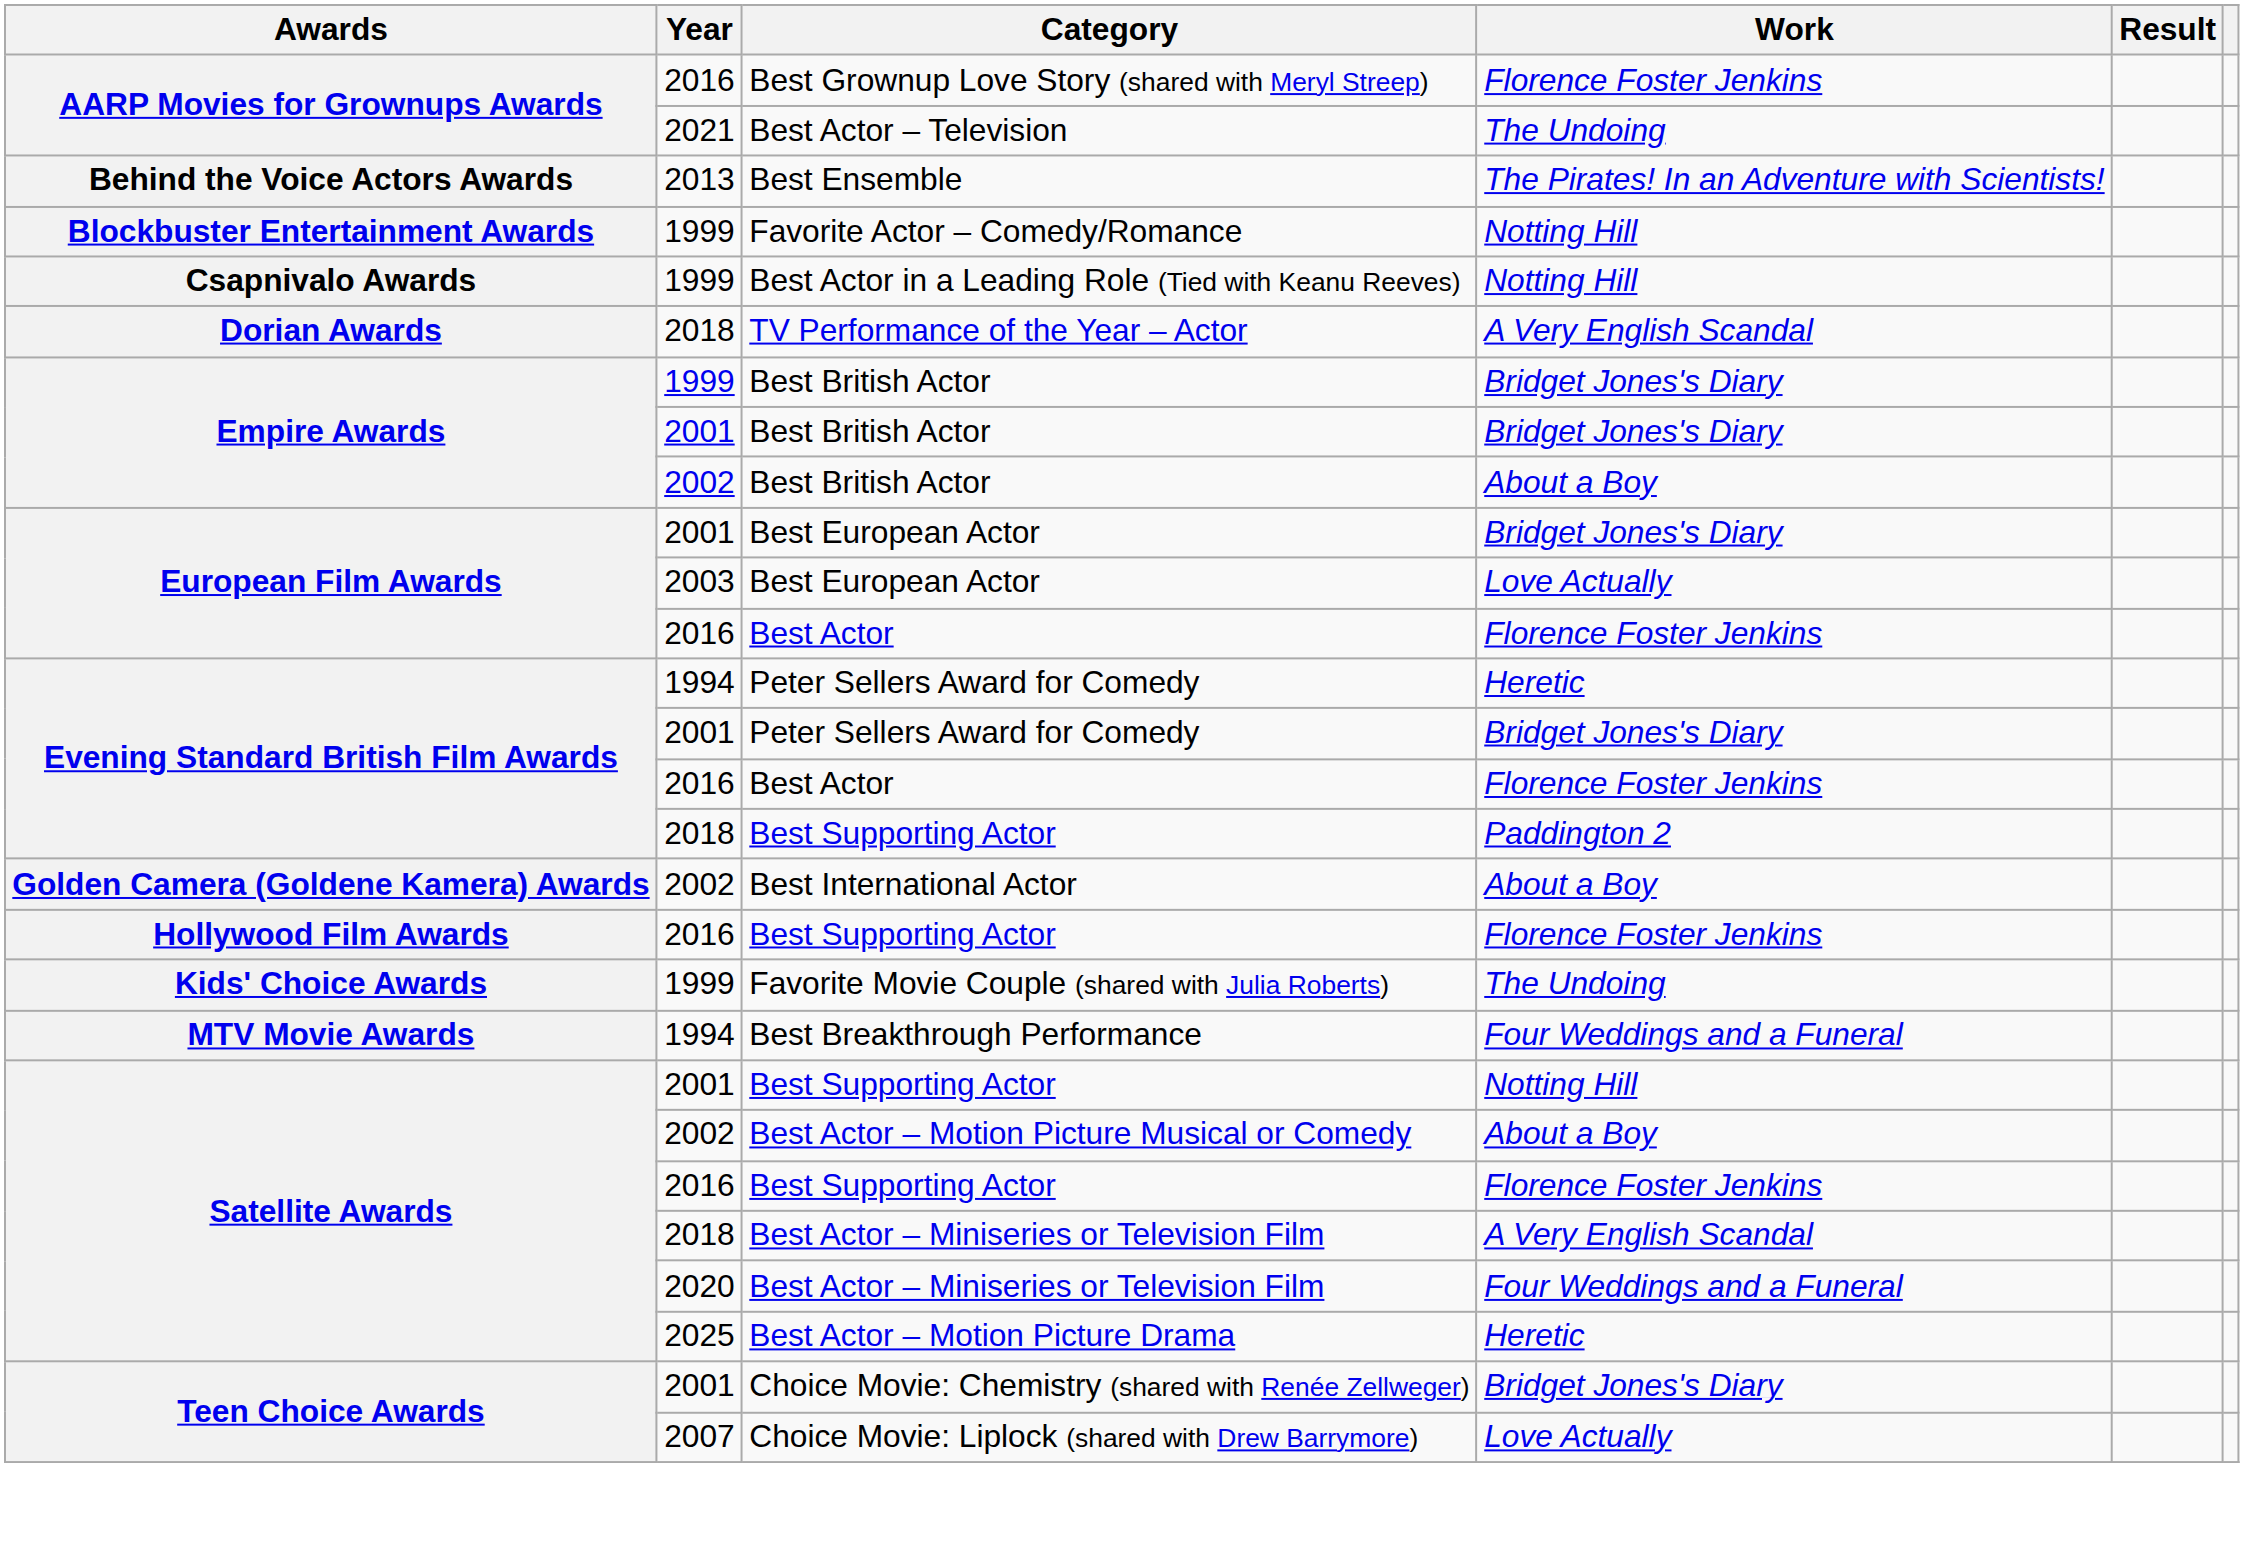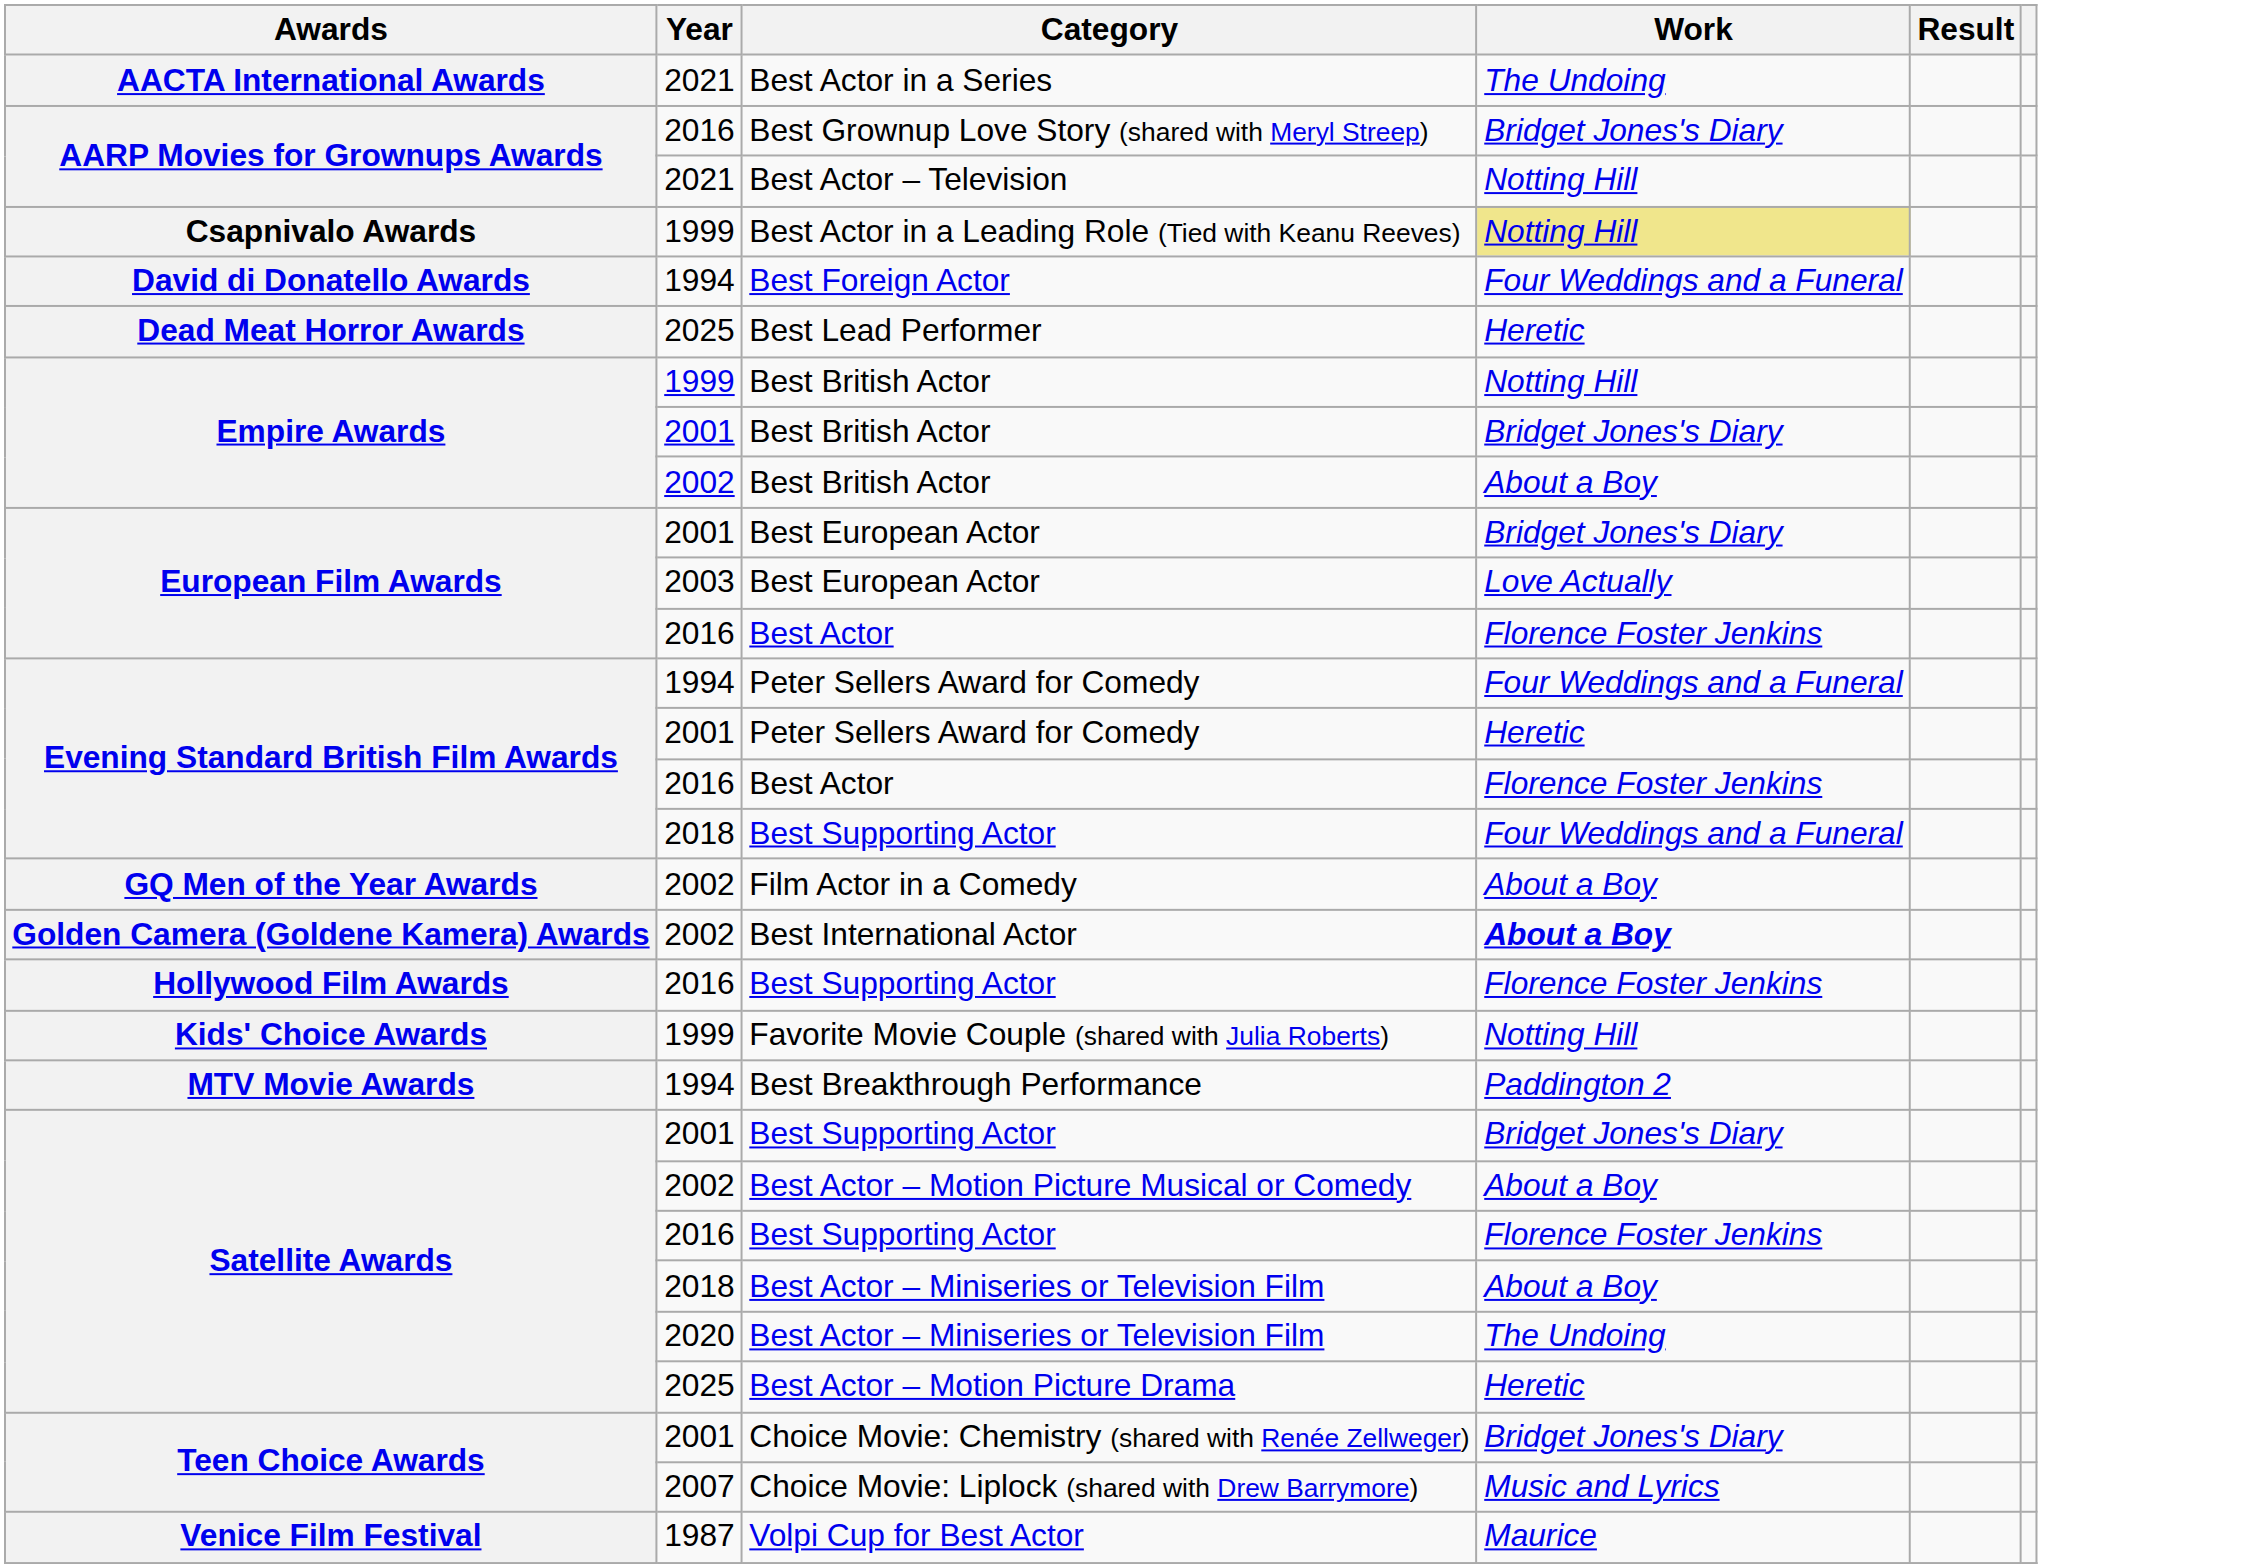+ row: (699, 79)
(1653, 79) Florence Foster Jenkins -> (1633, 130) Bridget Jones's Diary
(1575, 130) The Undoing -> (1561, 180) Notting Hill
- row: (699, 180)
- row: (699, 230)
(1561, 280) no background -> (1561, 230) khaki background
+ row: (699, 280)
+ row: (699, 331)
- row: (699, 331)
(1633, 381) Bridget Jones's Diary -> (1561, 381) Notting Hill
(1534, 682) Heretic -> (1694, 682) Four Weddings and a Funeral
(1633, 733) Bridget Jones's Diary -> (1534, 733) Heretic
(1578, 833) Paddington 2 -> (1694, 833) Four Weddings and a Funeral
+ row: (699, 883)
(1571, 883) normal -> (1578, 933) bold
(1575, 984) The Undoing -> (1561, 1034) Notting Hill
(1694, 1034) Four Weddings and a Funeral -> (1578, 1084) Paddington 2
(1561, 1084) Notting Hill -> (1633, 1134) Bridget Jones's Diary
(1649, 1235) A Very English Scandal -> (1571, 1285) About a Boy
(1694, 1285) Four Weddings and a Funeral -> (1575, 1335) The Undoing
(1578, 1436) Love Actually -> (1602, 1486) Music and Lyrics
+ row: (699, 1536)
